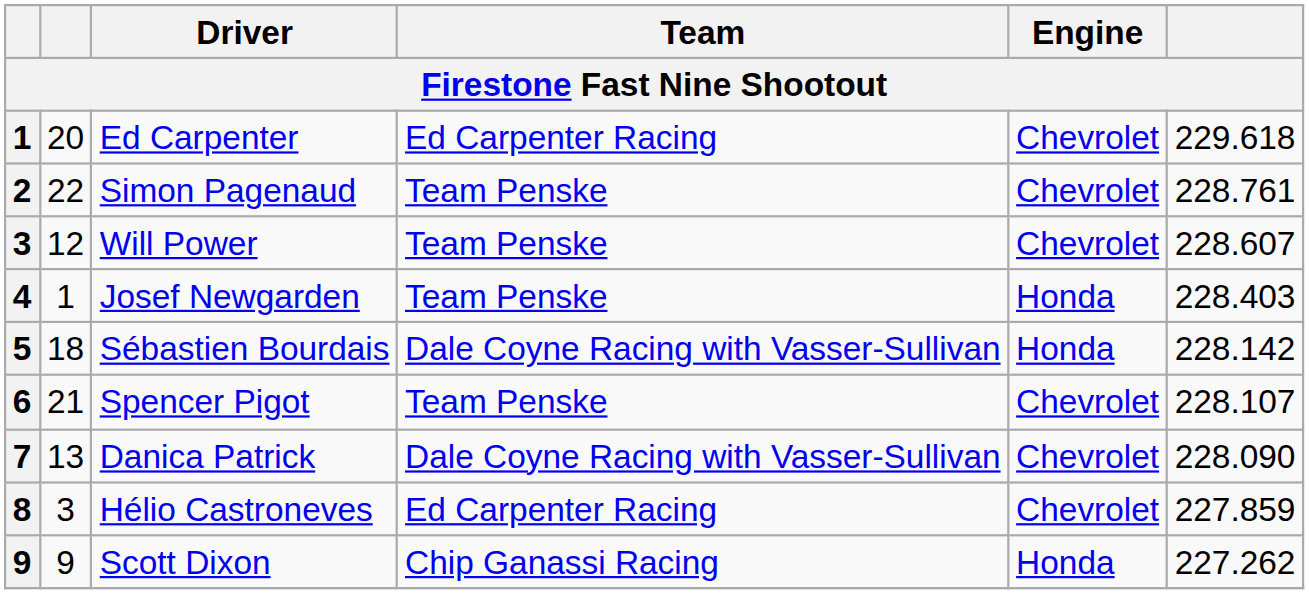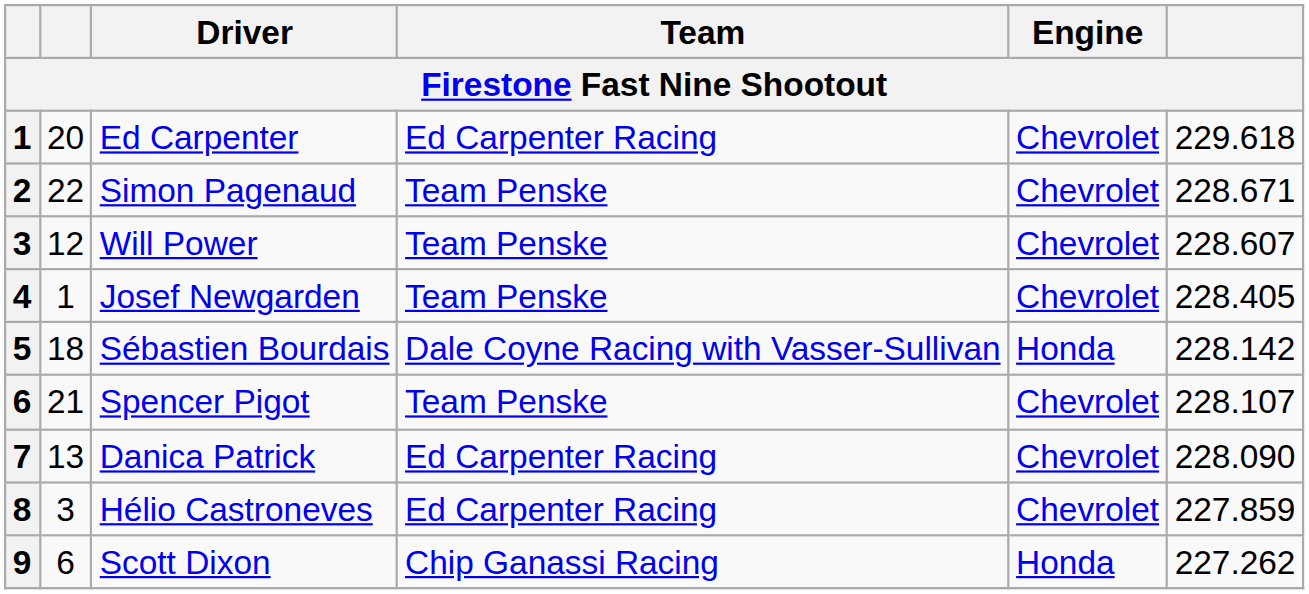(1235, 191) 228.761 -> (1235, 191) 228.671
(1065, 296) Honda -> (1088, 296) Chevrolet
(1235, 296) 228.403 -> (1235, 296) 228.405
(703, 455) Dale Coyne Racing with Vasser-Sullivan -> (561, 455) Ed Carpenter Racing
(66, 561) 9 -> (66, 561) 6
